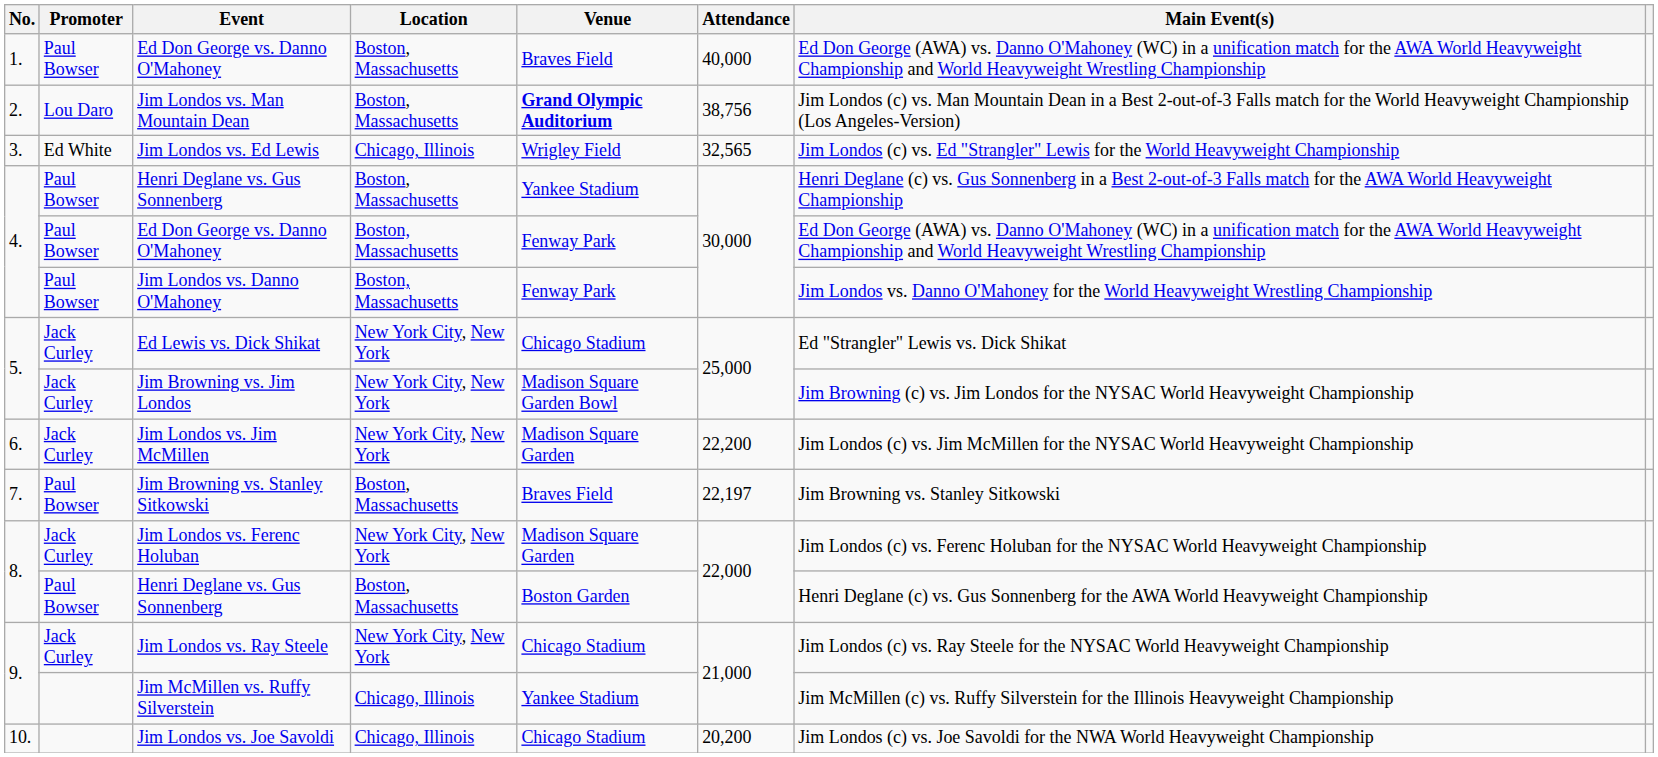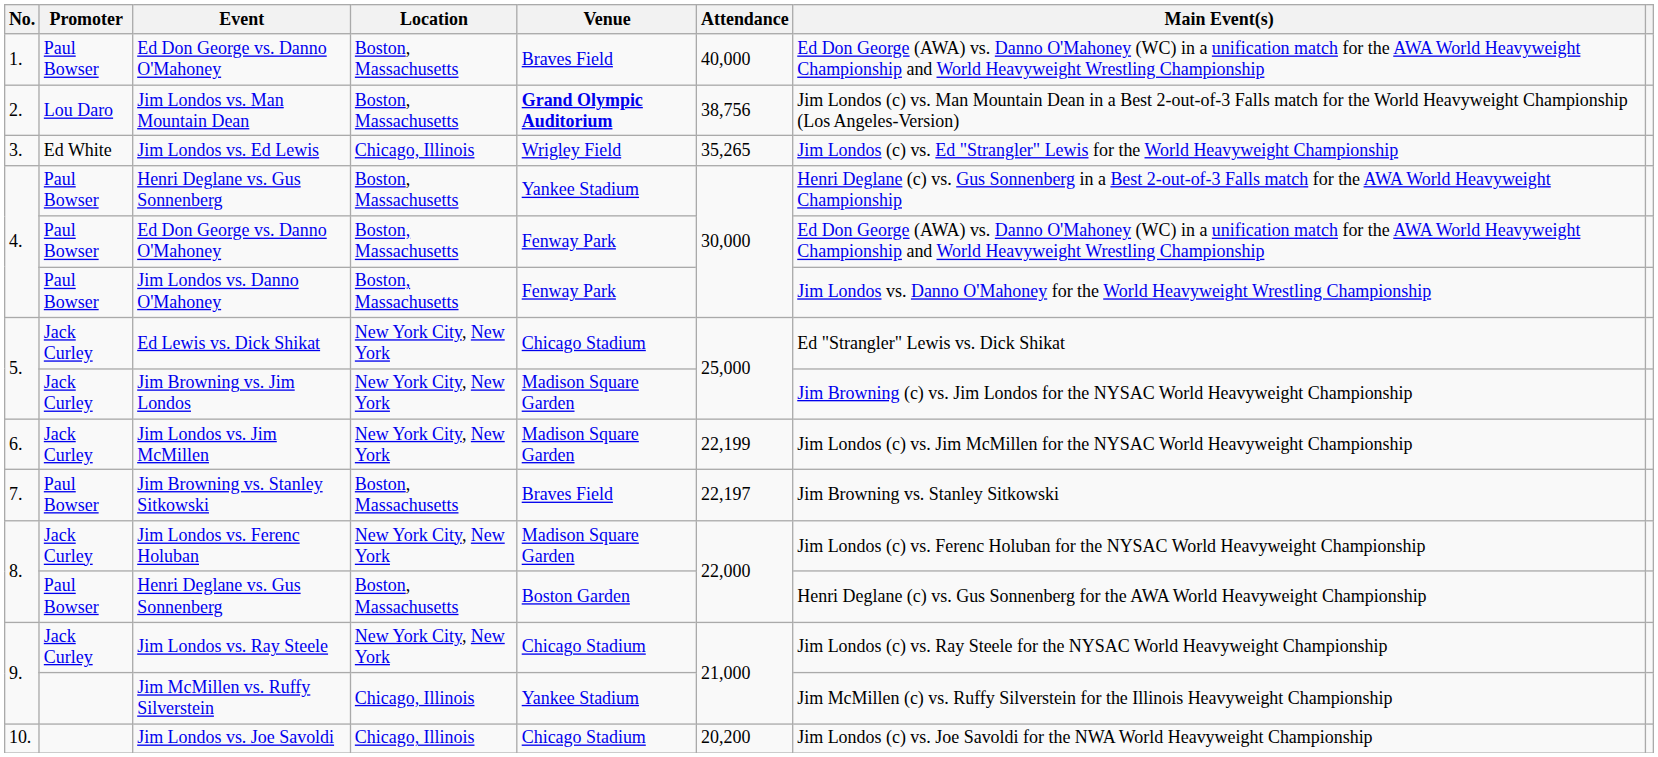(727, 149) 32,565 -> (726, 149) 35,265
(580, 393) Madison Square Garden Bowl -> (580, 393) Madison Square Garden
(727, 443) 22,200 -> (726, 443) 22,199
